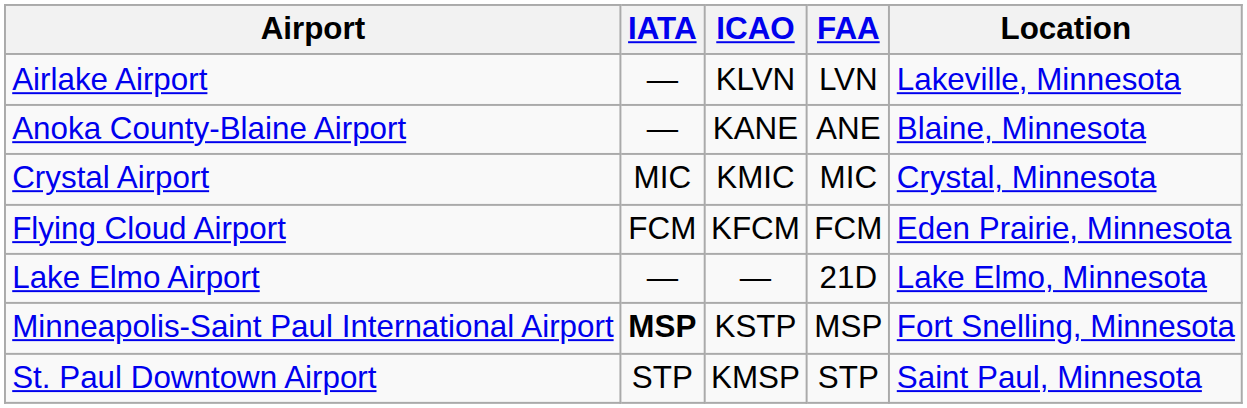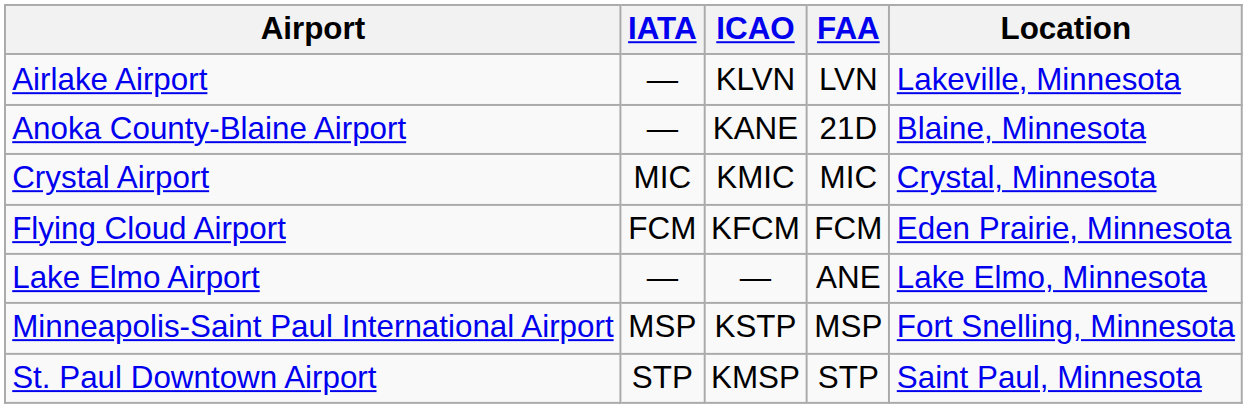(848, 128) ANE -> (848, 128) 21D
(848, 278) 21D -> (848, 278) ANE
(662, 327) bold -> (662, 327) normal
